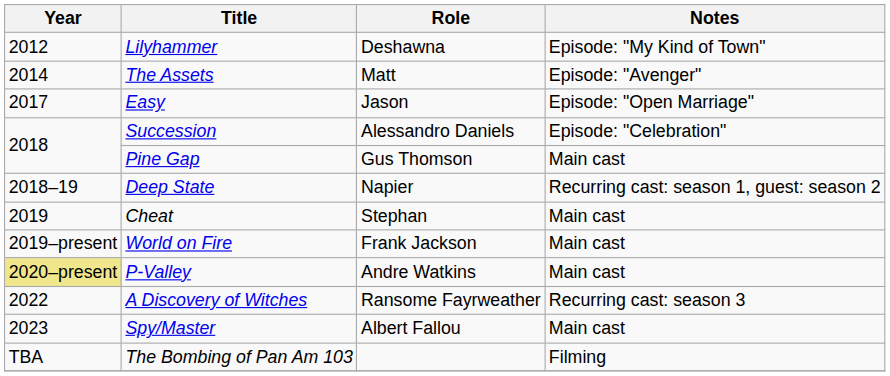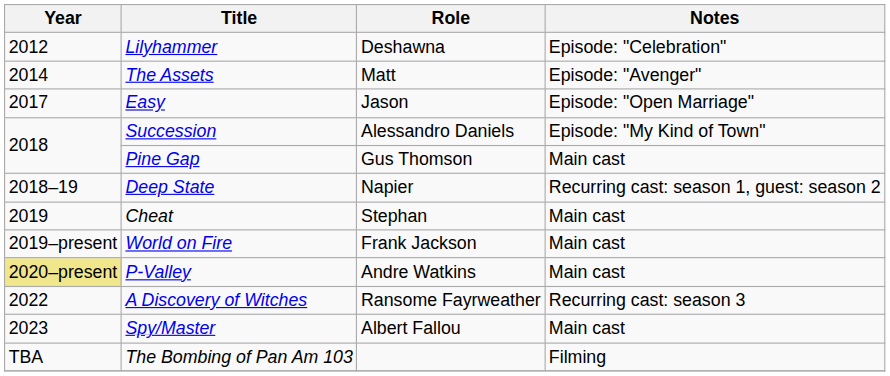(657, 46) Episode: "My Kind of Town" -> (638, 46) Episode: "Celebration"
(638, 131) Episode: "Celebration" -> (657, 131) Episode: "My Kind of Town"
